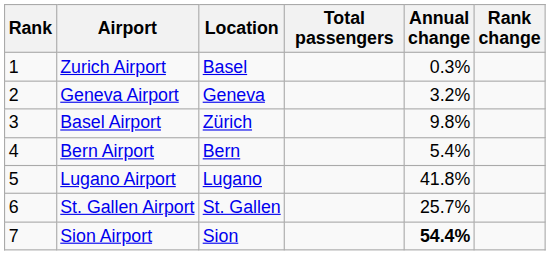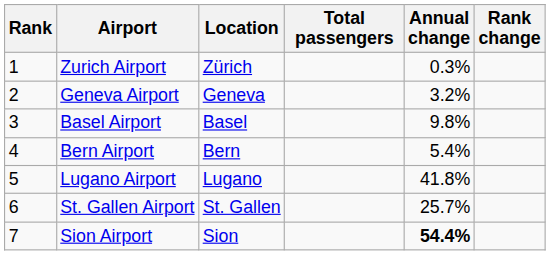(225, 66) Basel -> (227, 66) Zürich
(227, 123) Zürich -> (225, 123) Basel
